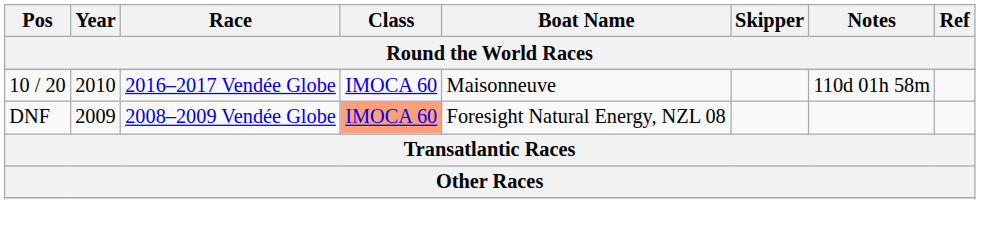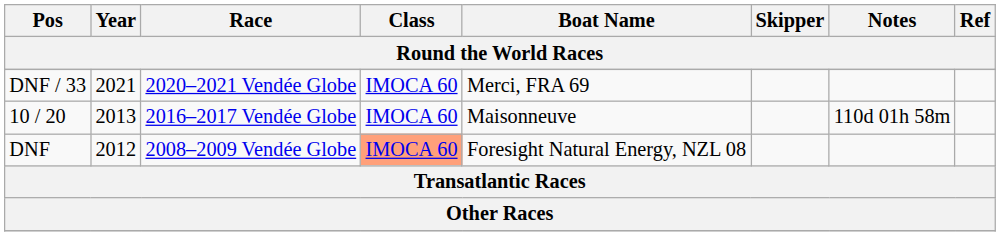+ row: (48, 85)
(95, 85) 2010 -> (116, 117) 2013
(95, 117) 2009 -> (116, 149) 2012
